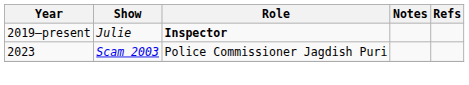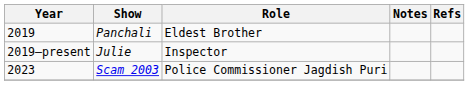+ row: (124, 33)
(196, 33) bold -> (196, 52) normal
